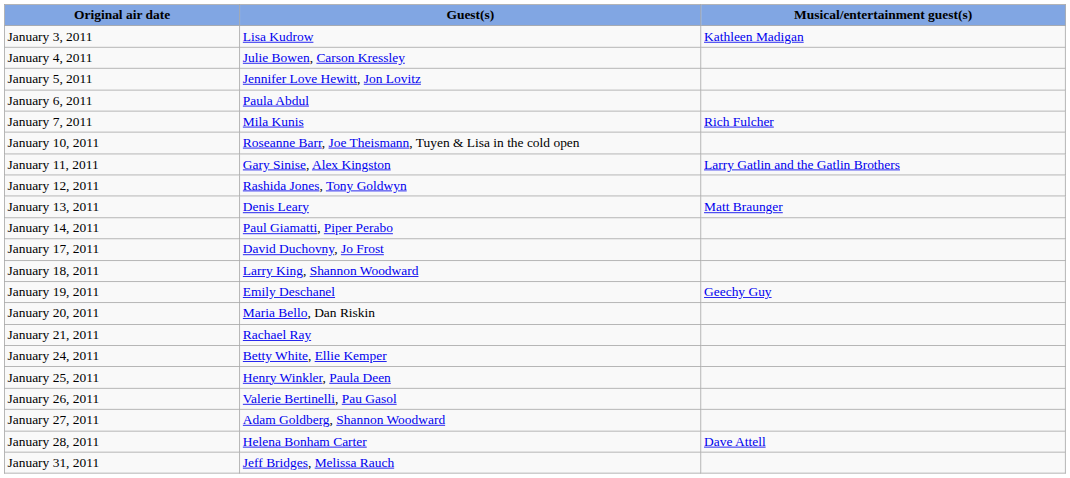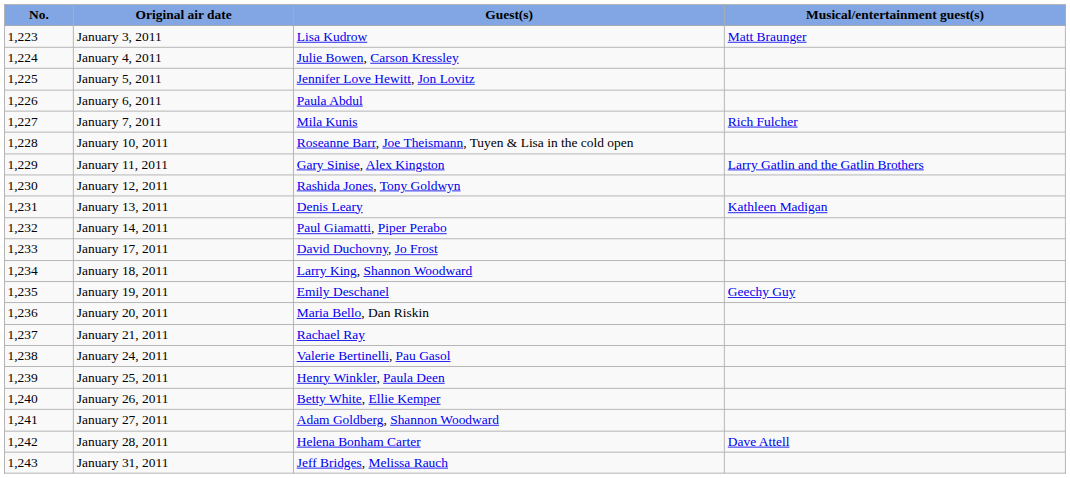+ column: (39, 15)
(754, 36) Kathleen Madigan -> (767, 36) Matt Braunger
(743, 206) Matt Braunger -> (778, 206) Kathleen Madigan
(315, 356) Betty White, Ellie Kemper -> (374, 356) Valerie Bertinelli, Pau Gasol
(320, 398) Valerie Bertinelli, Pau Gasol -> (369, 398) Betty White, Ellie Kemper
